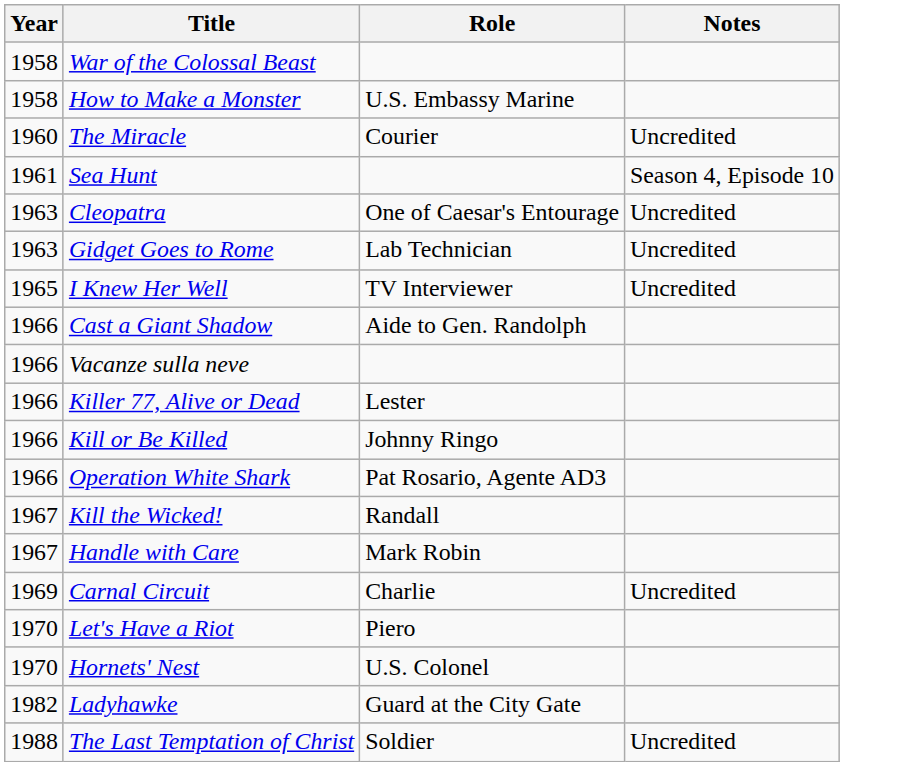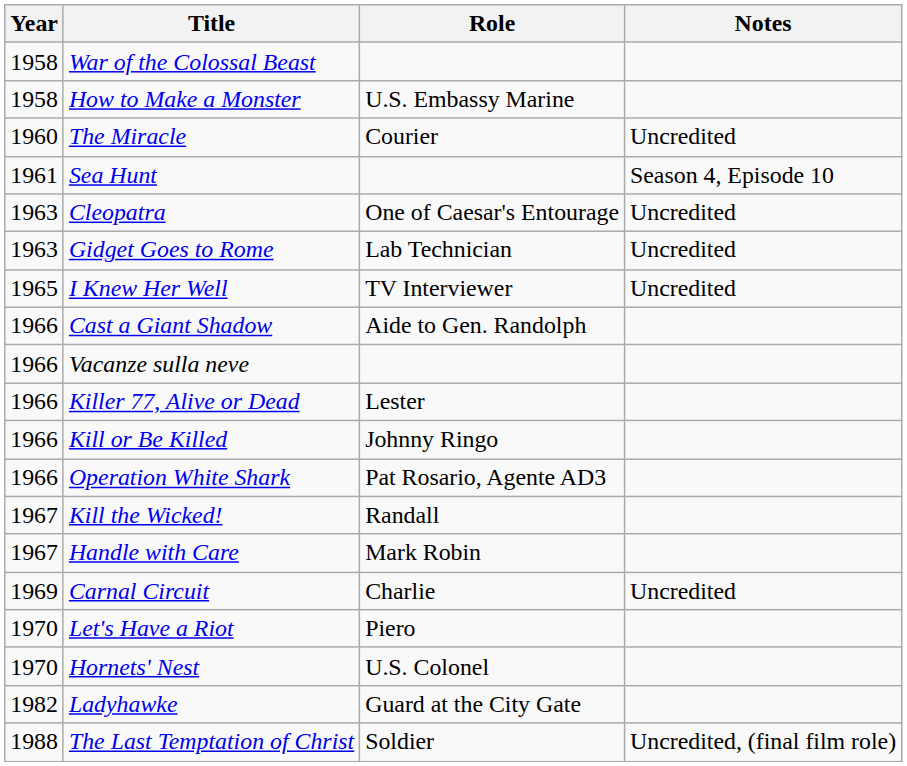(683, 741) Uncredited -> (763, 741) Uncredited, (final film role)
